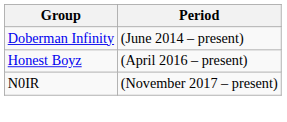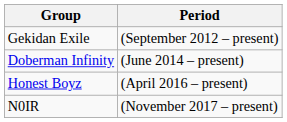+ row: (49, 38)
